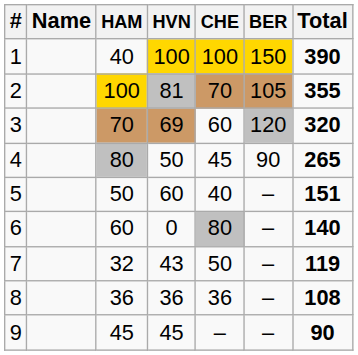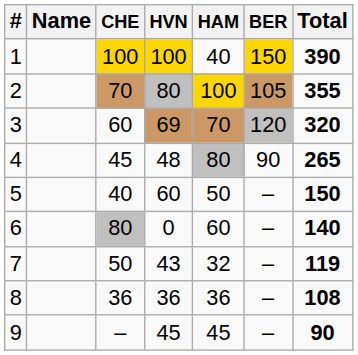columns swapped: (220, 23) <-> (122, 23)
(172, 90) 81 -> (169, 90) 80
(172, 159) 50 -> (169, 159) 48
(323, 194) 151 -> (323, 194) 150
